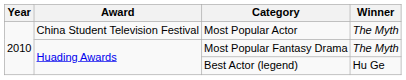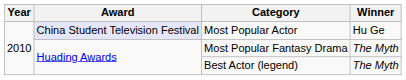(118, 30) no background -> (118, 30) lavender background
(376, 30) The Myth -> (369, 30) Hu Ge
(369, 65) Hu Ge -> (376, 65) The Myth
